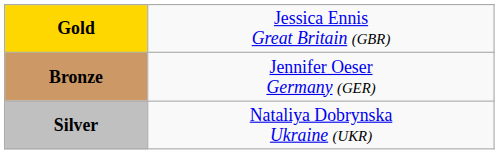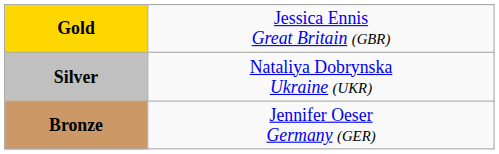rows swapped: (76, 124) <-> (76, 76)
